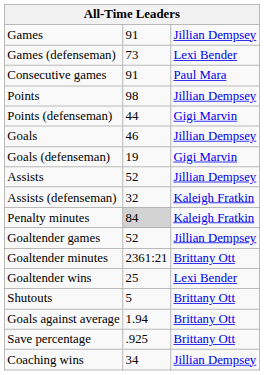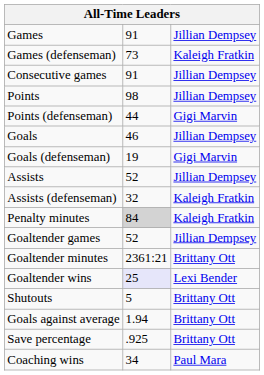(205, 55) Lexi Bender -> (214, 55) Kaleigh Fratkin
(200, 75) Paul Mara -> (215, 75) Jillian Dempsey
(132, 278) no background -> (132, 278) lavender background
(215, 359) Jillian Dempsey -> (200, 359) Paul Mara
